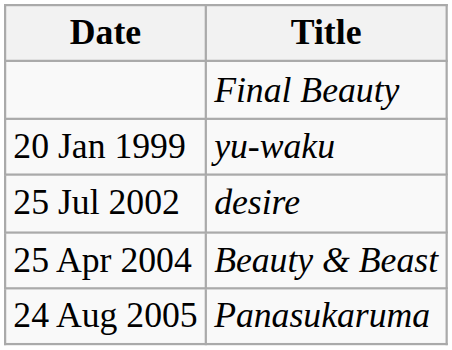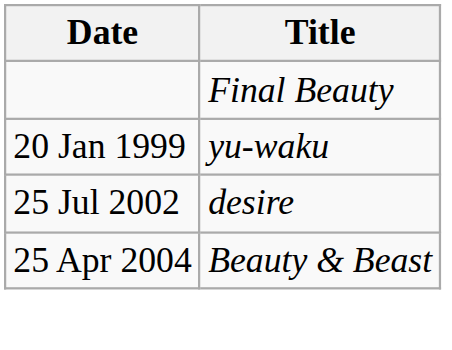- row: (106, 315)
